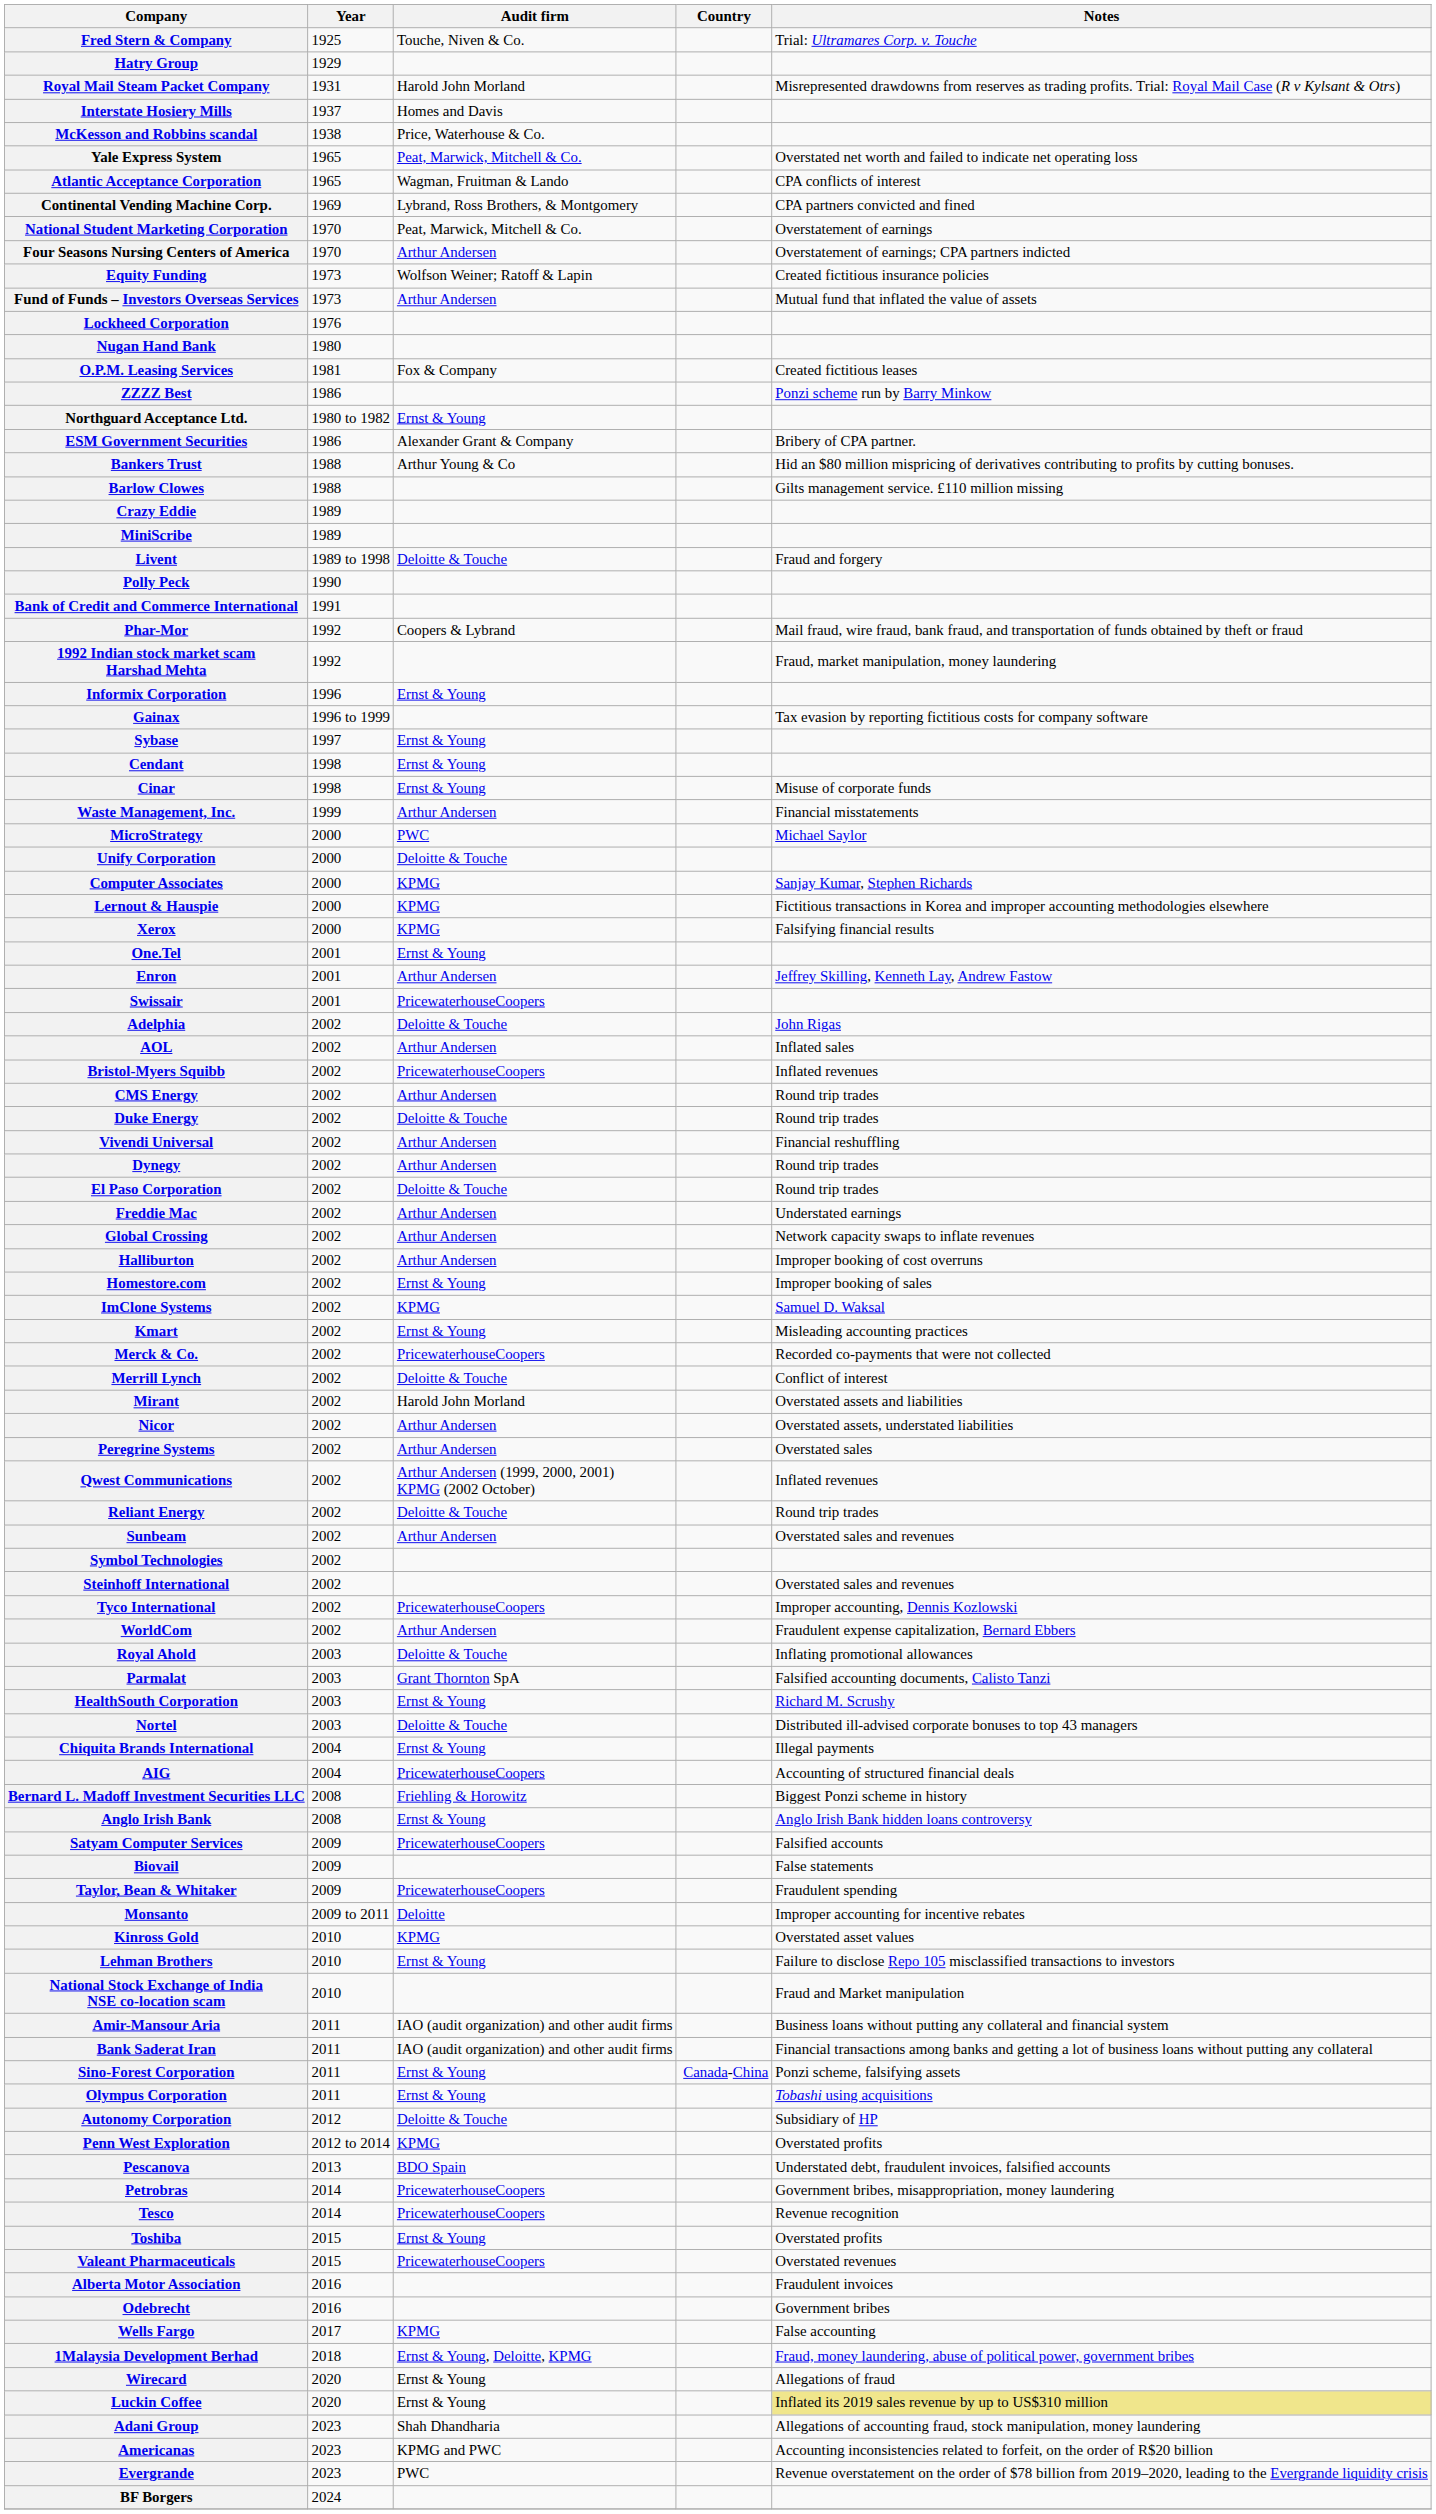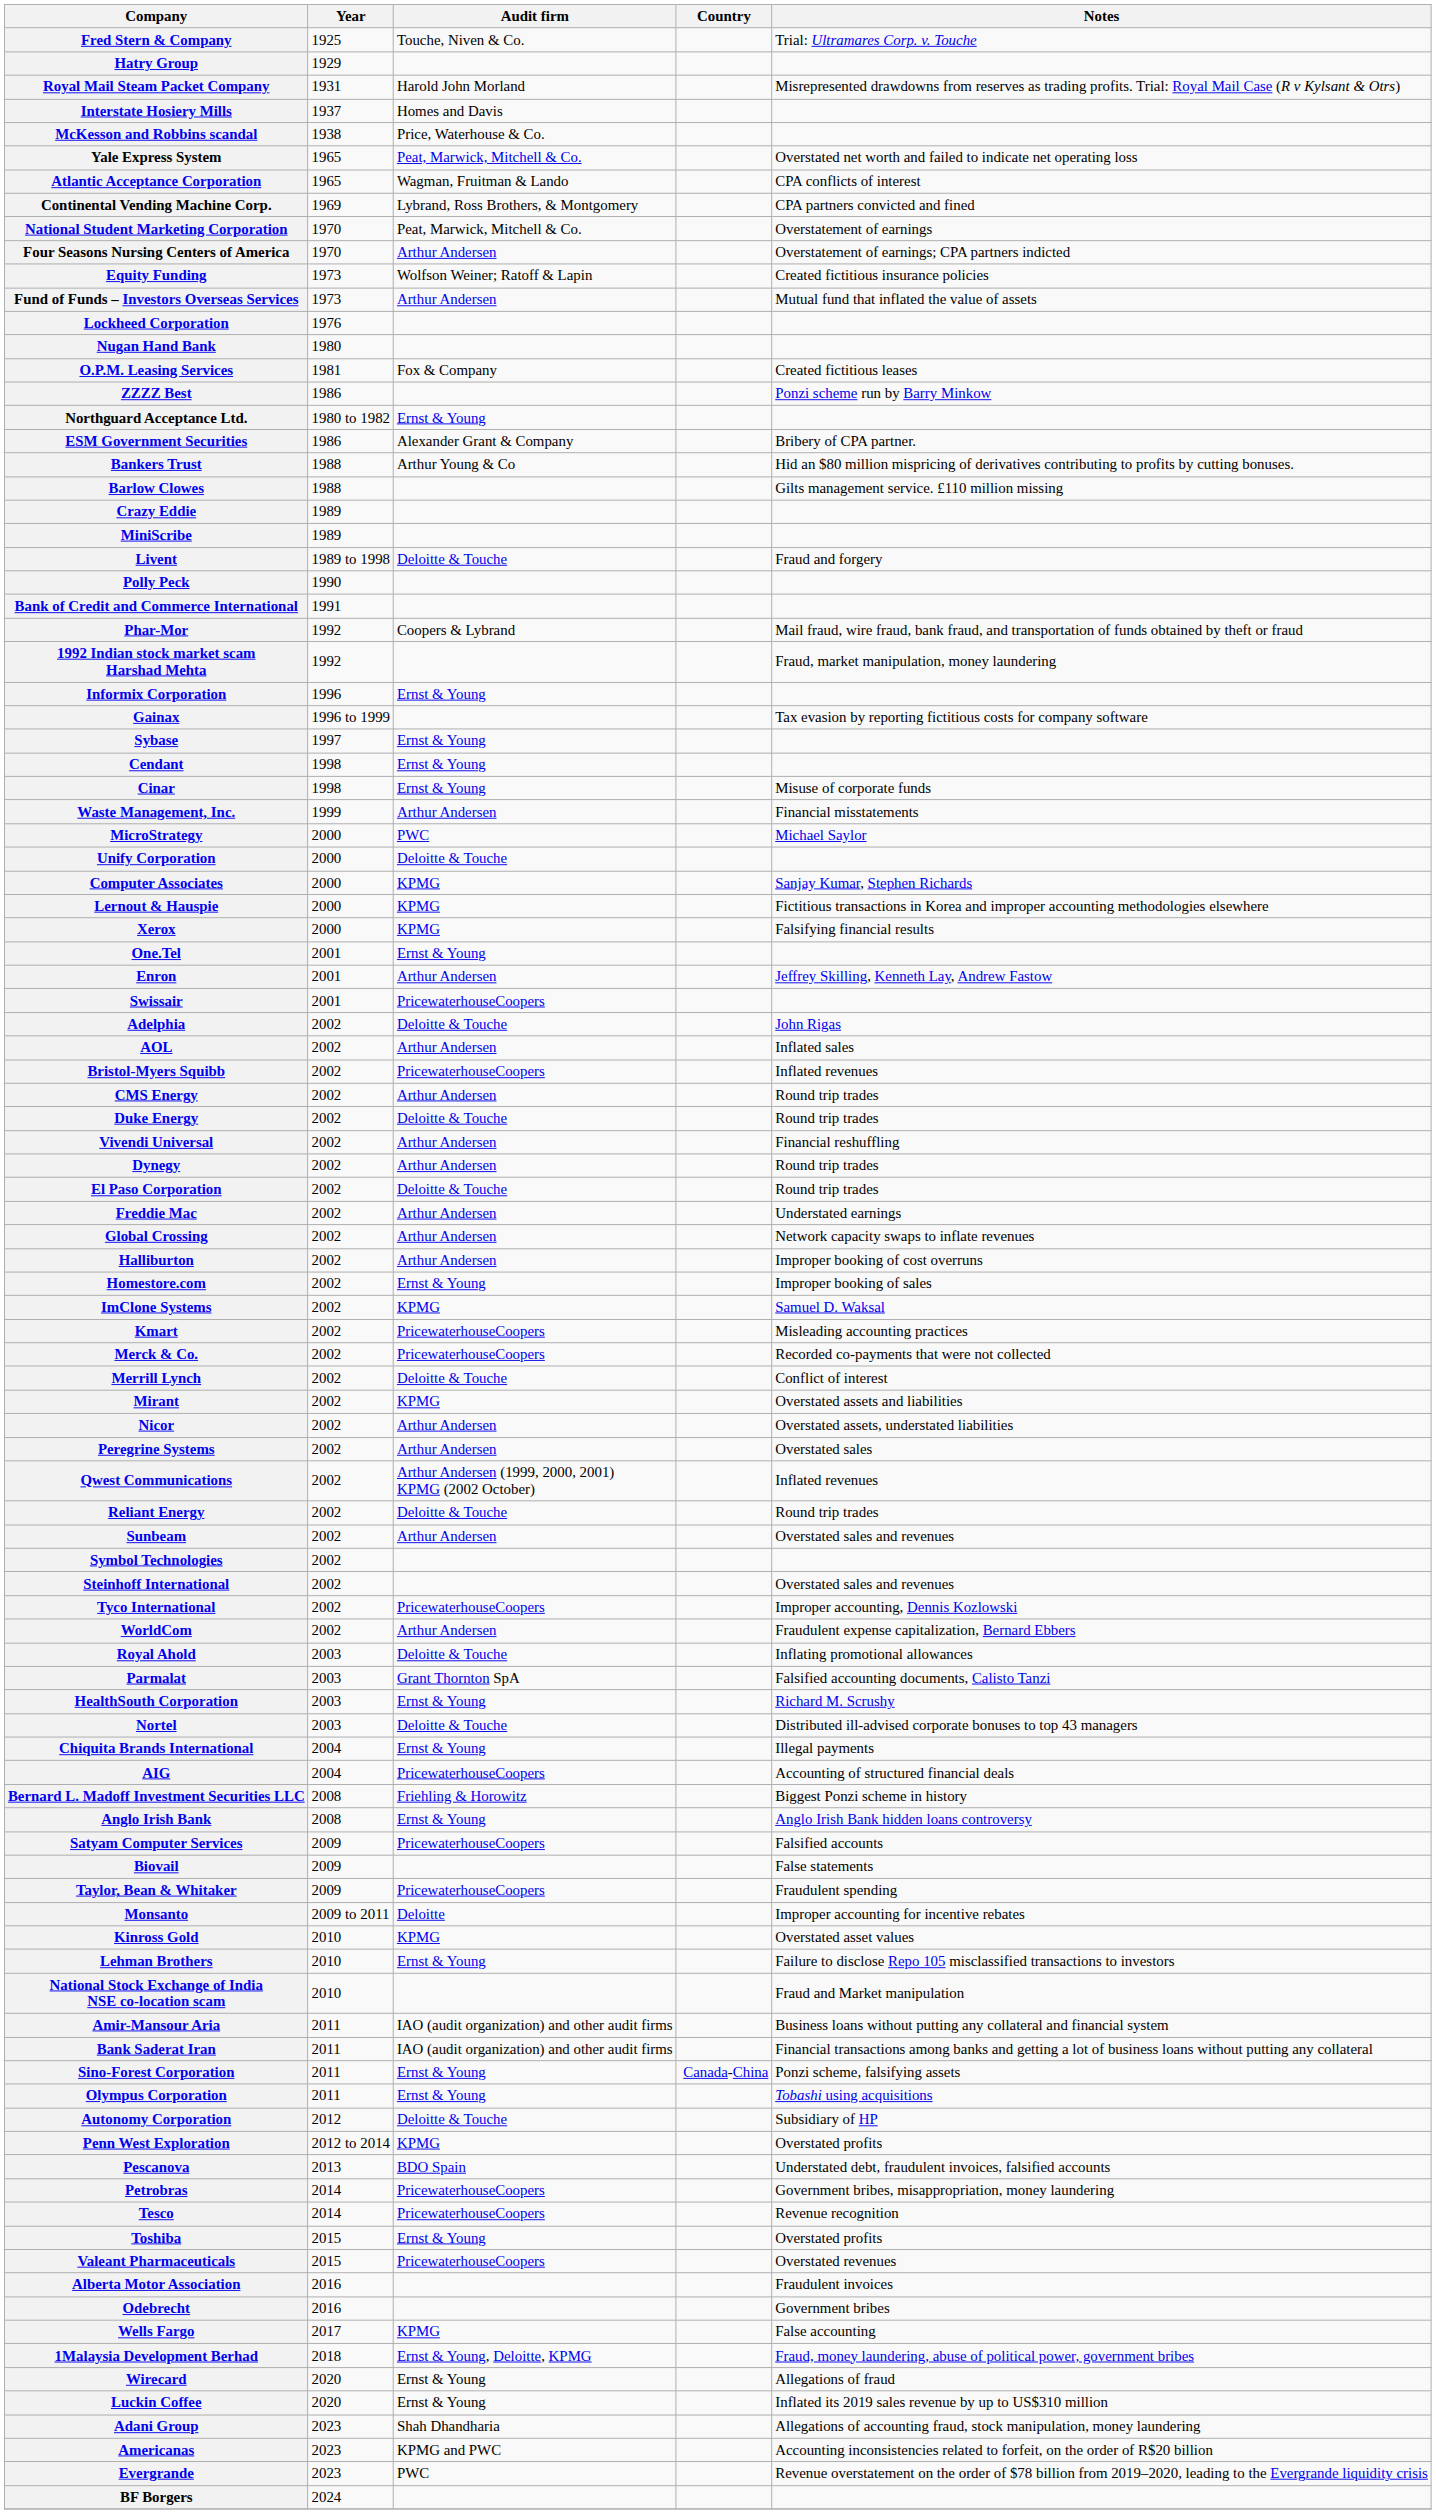(441, 1330) Ernst & Young -> (471, 1330) PricewaterhouseCoopers
(461, 1401) Harold John Morland -> (418, 1401) KPMG
(942, 2402) khaki background -> (942, 2402) no background
